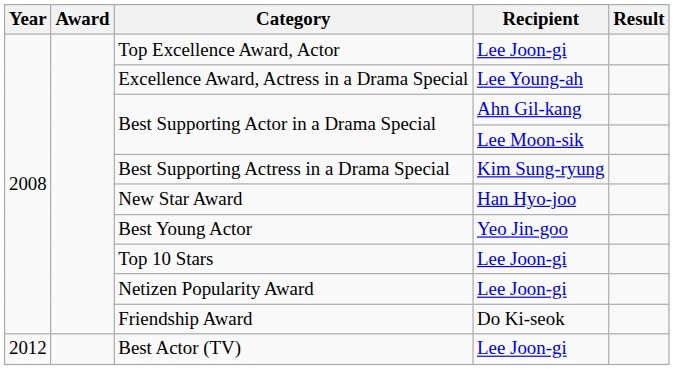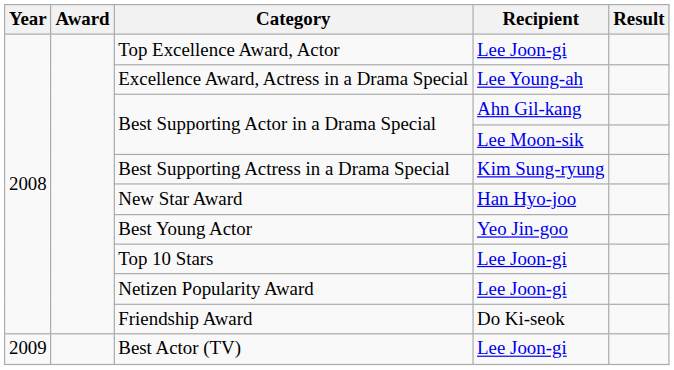(28, 348) 2012 -> (28, 348) 2009
